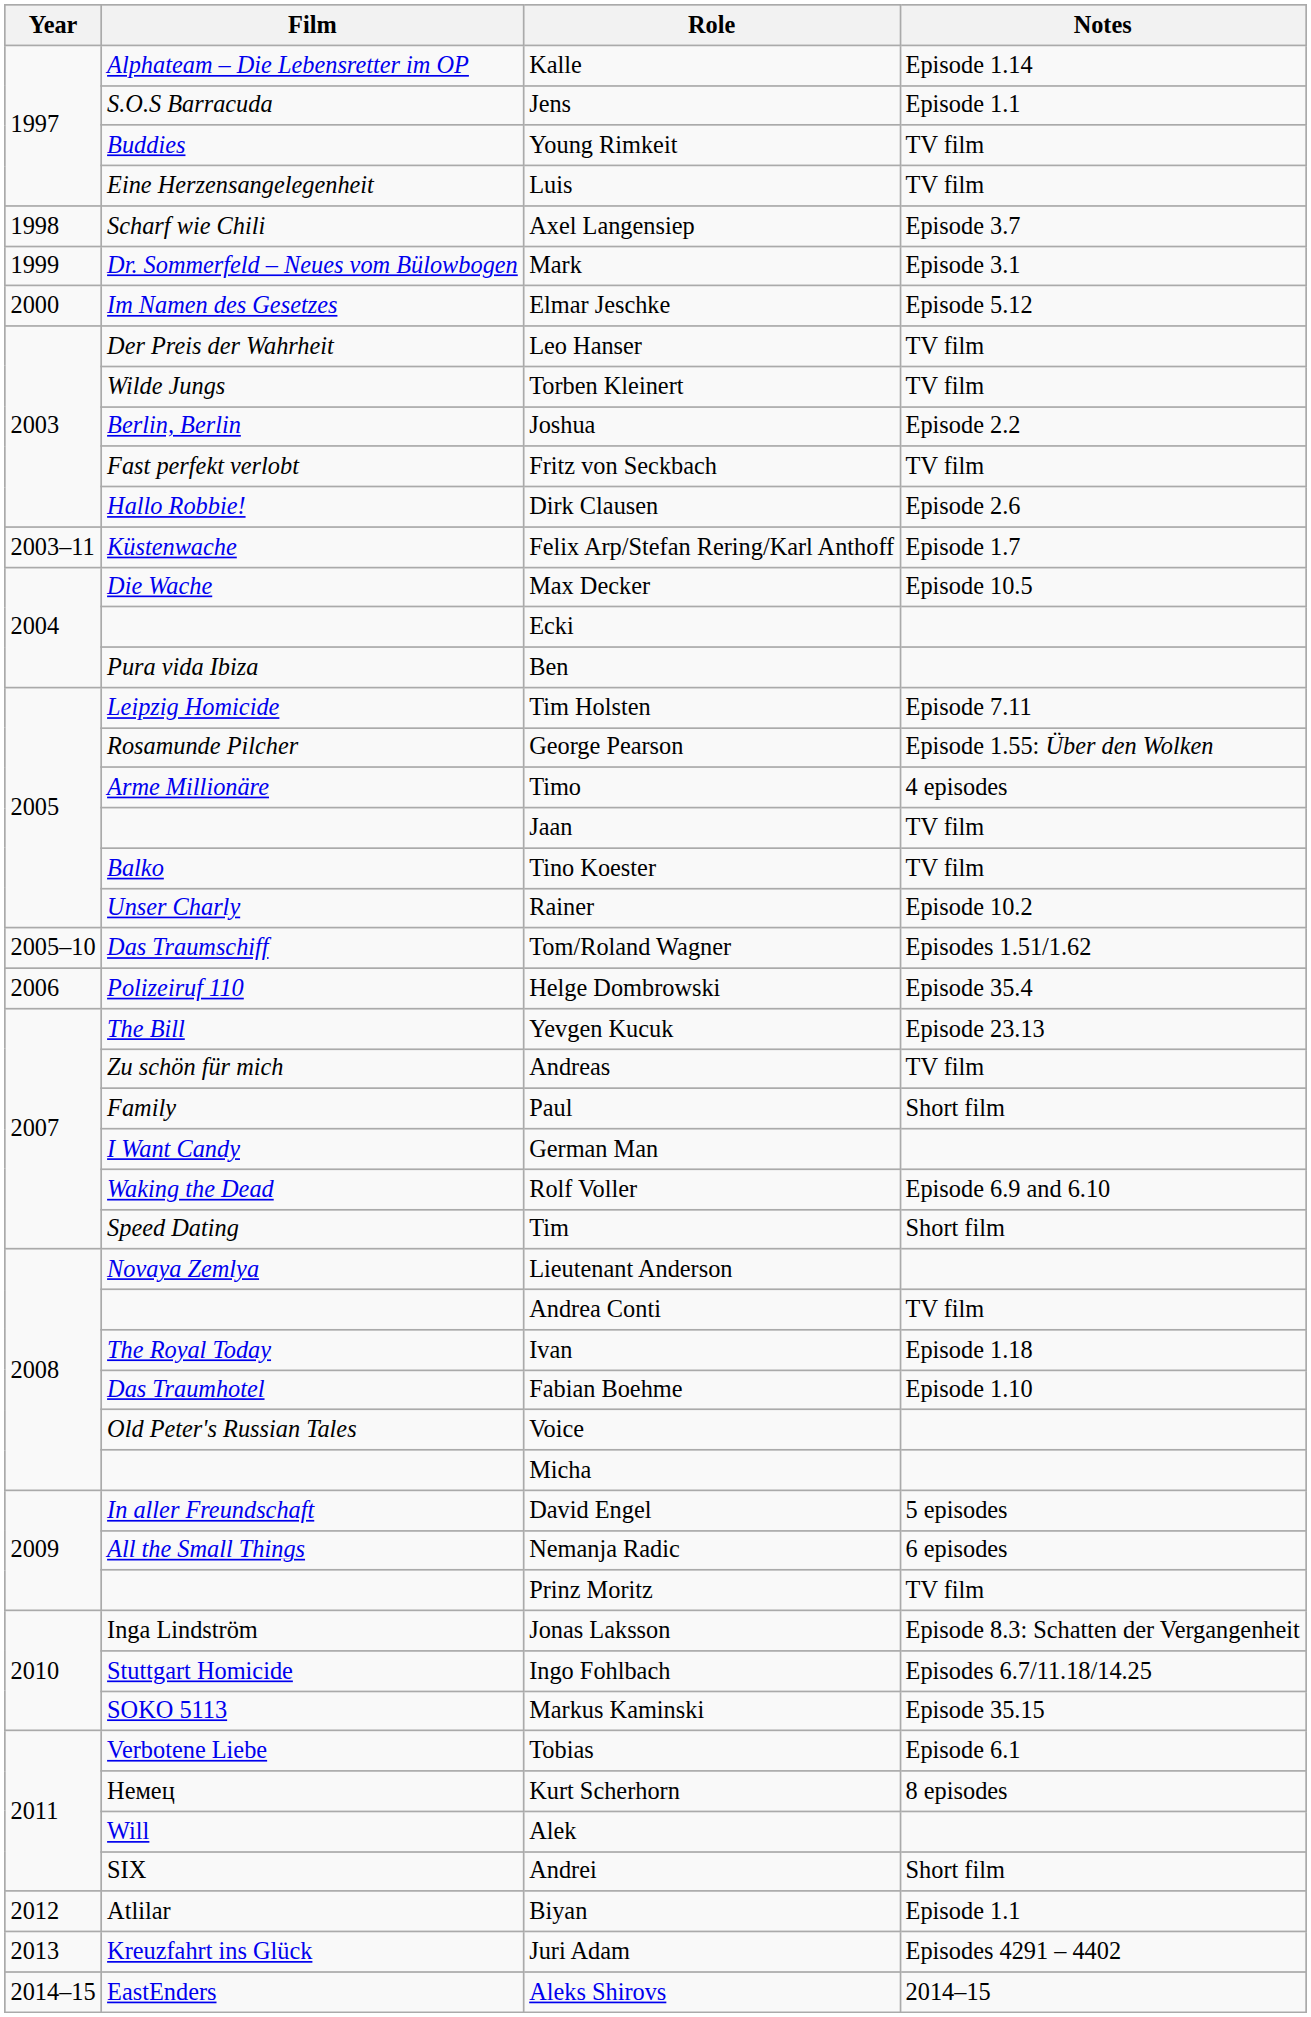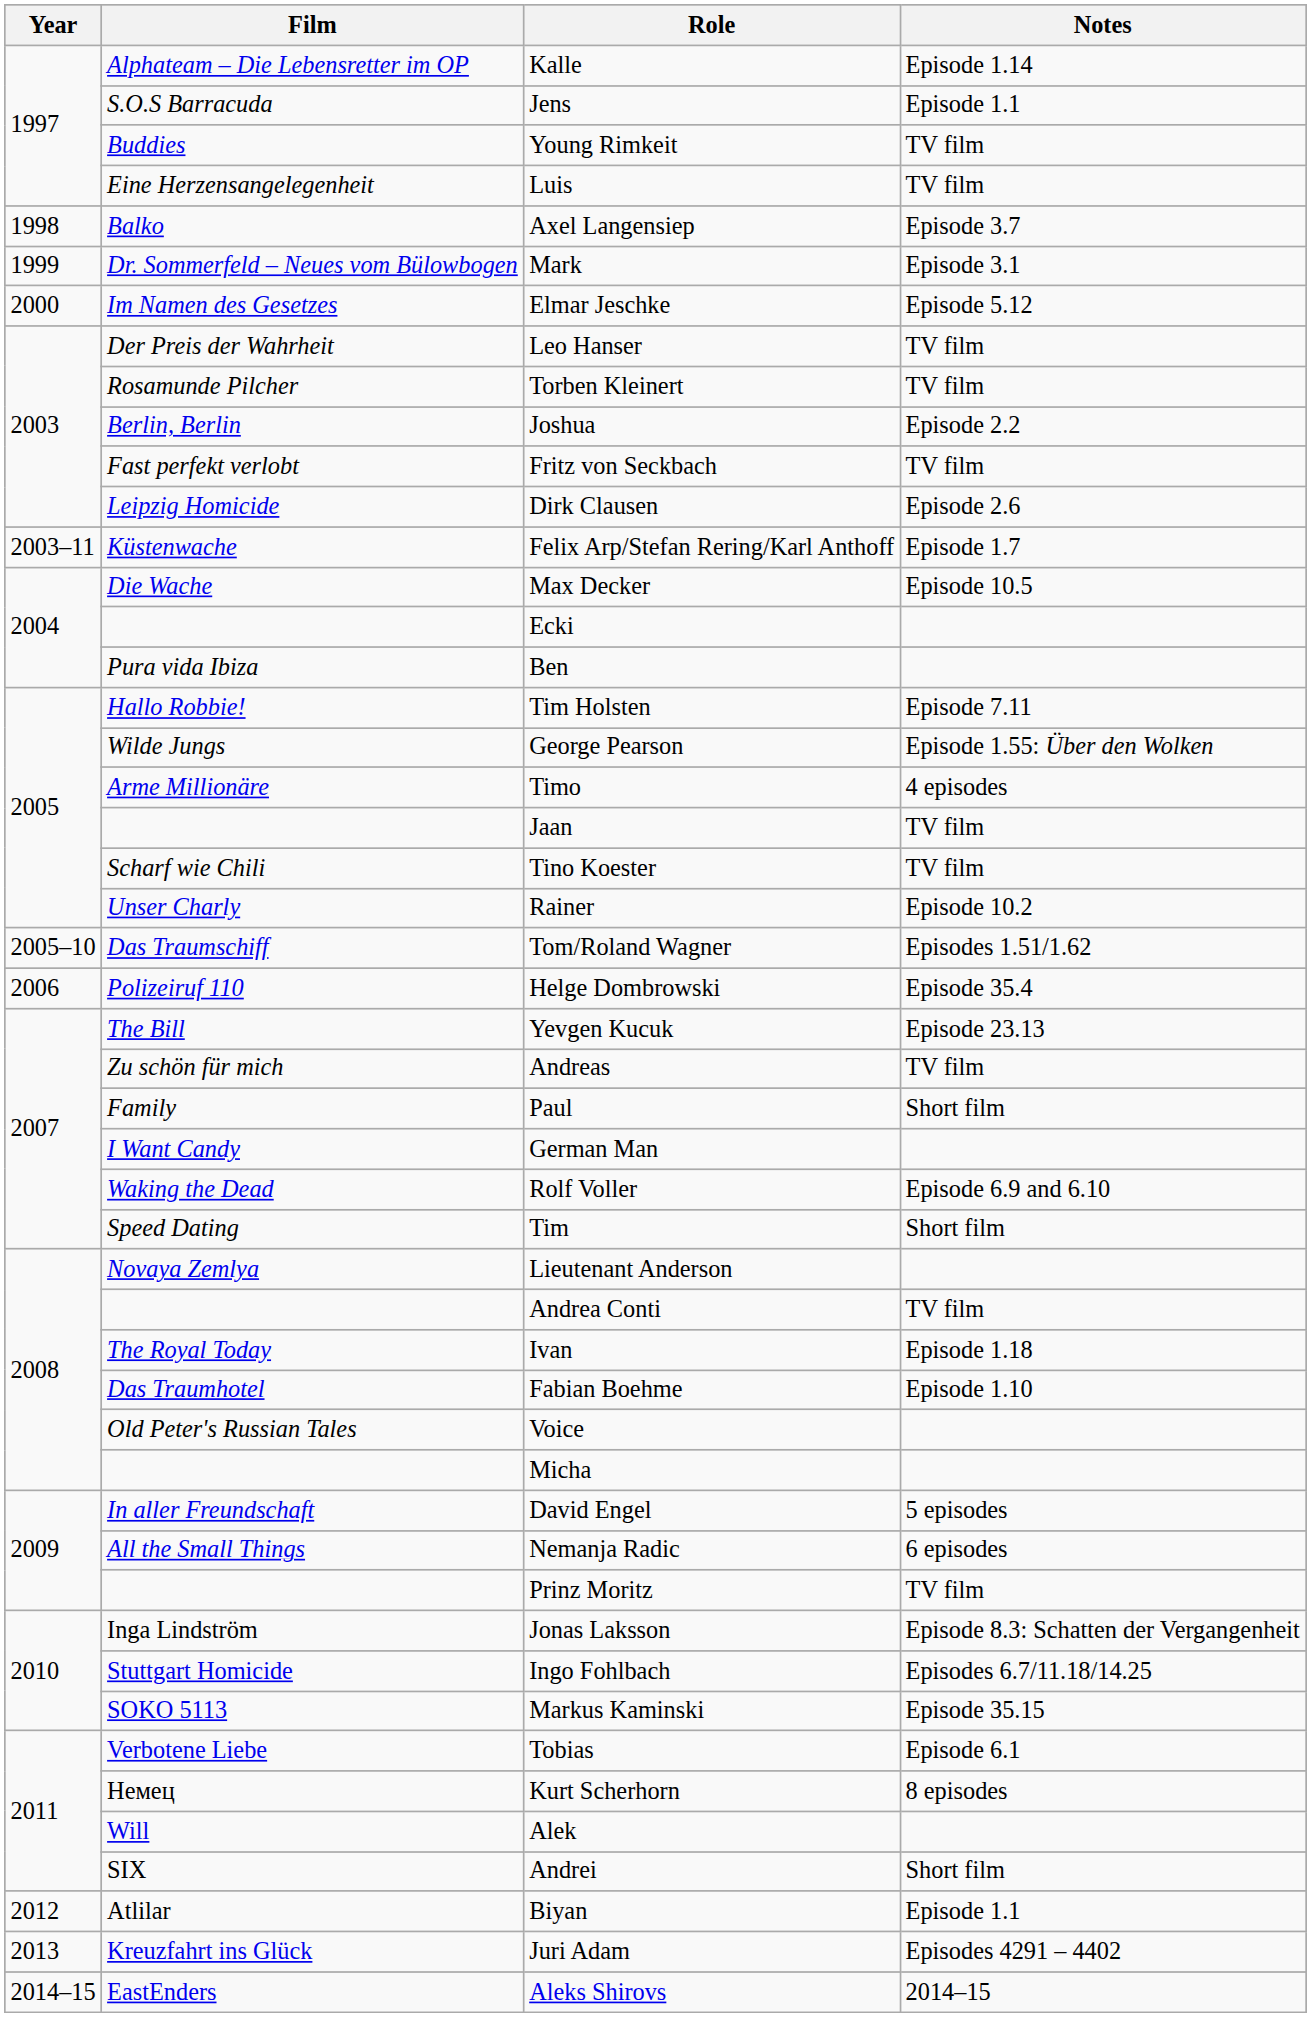(186, 225) Scharf wie Chili -> (135, 225) Balko
(166, 386) Wilde Jungs -> (203, 386) Rosamunde Pilcher
(176, 506) Hallo Robbie! -> (193, 506) Leipzig Homicide
(193, 707) Leipzig Homicide -> (176, 707) Hallo Robbie!
(203, 747) Rosamunde Pilcher -> (166, 747) Wilde Jungs
(135, 867) Balko -> (186, 867) Scharf wie Chili
